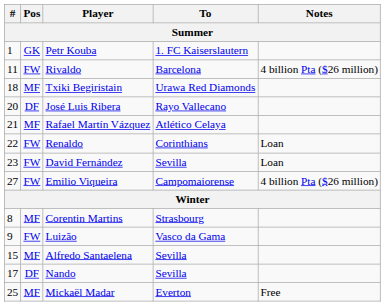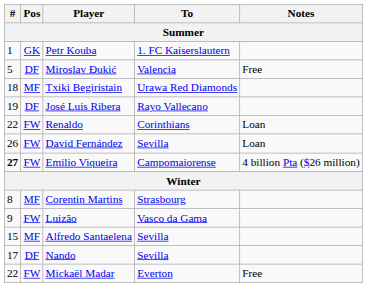+ row: (81, 69)
- row: (63, 69)
(13, 106) 20 -> (13, 106) 19
- row: (98, 125)
(13, 162) 23 -> (13, 143) 26
(13, 180) normal -> (13, 162) bold
(13, 292) 25 -> (13, 273) 22
(32, 292) MF -> (32, 273) FW
